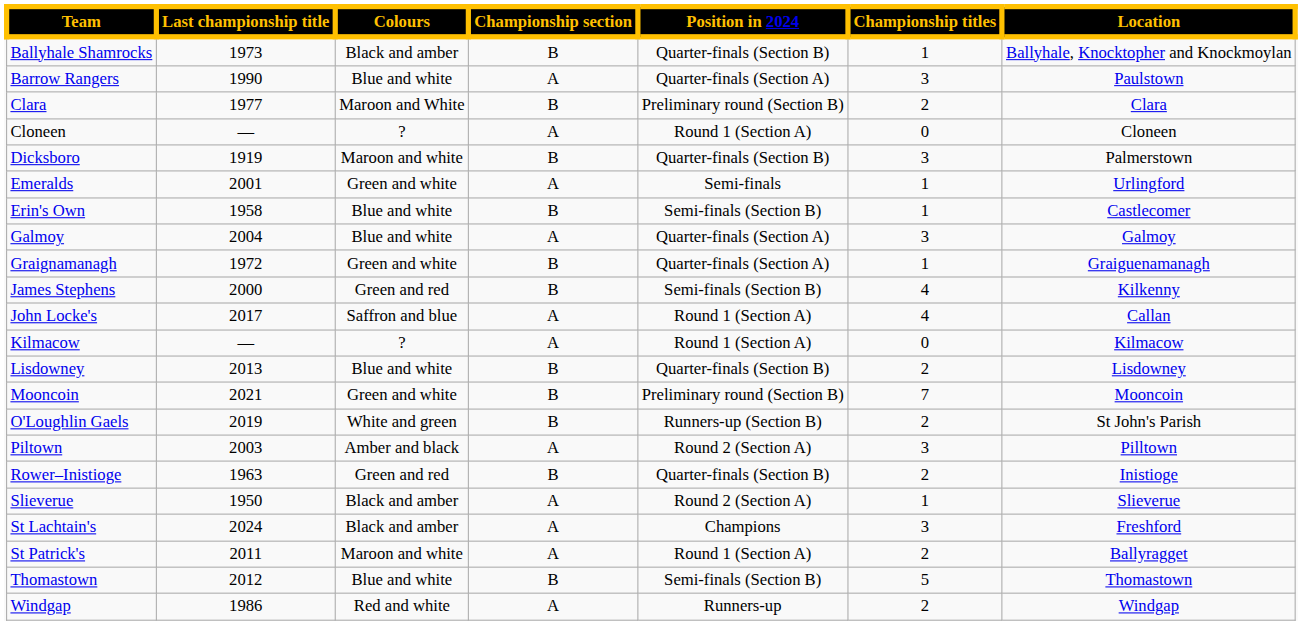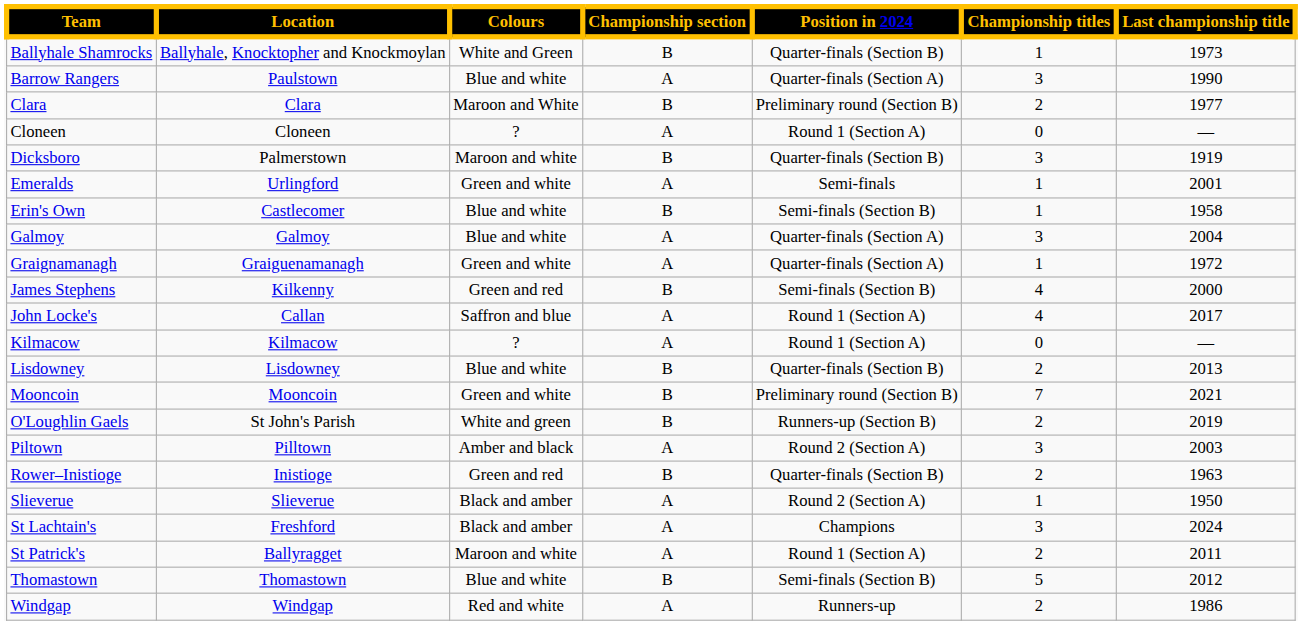columns swapped: (1149, 21) <-> (246, 21)
(402, 52) Black and amber -> (516, 52) White and Green
(553, 263) B -> (667, 263) A
